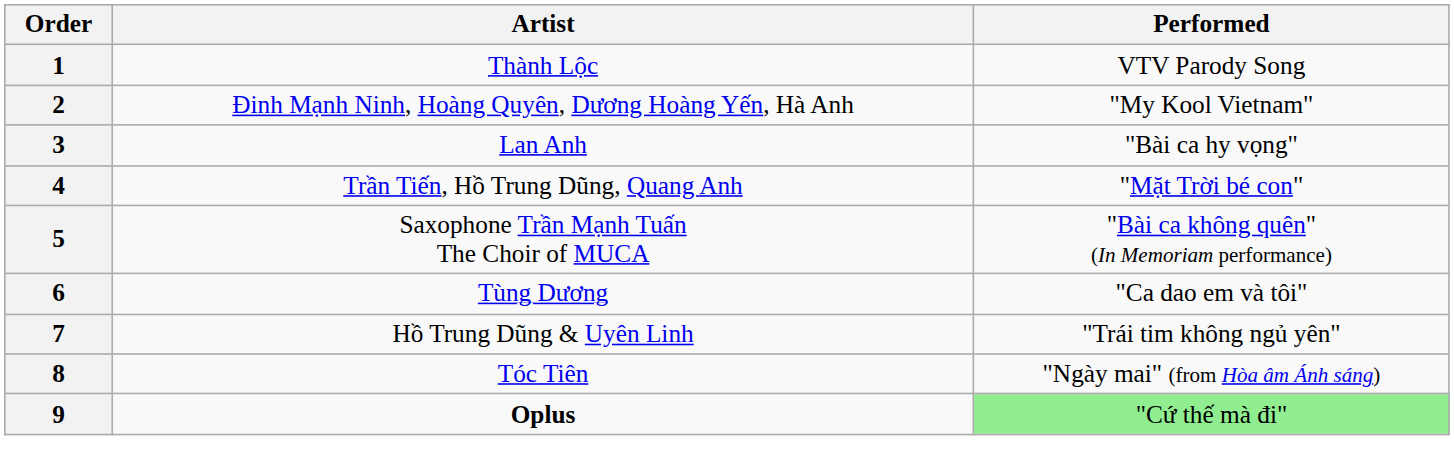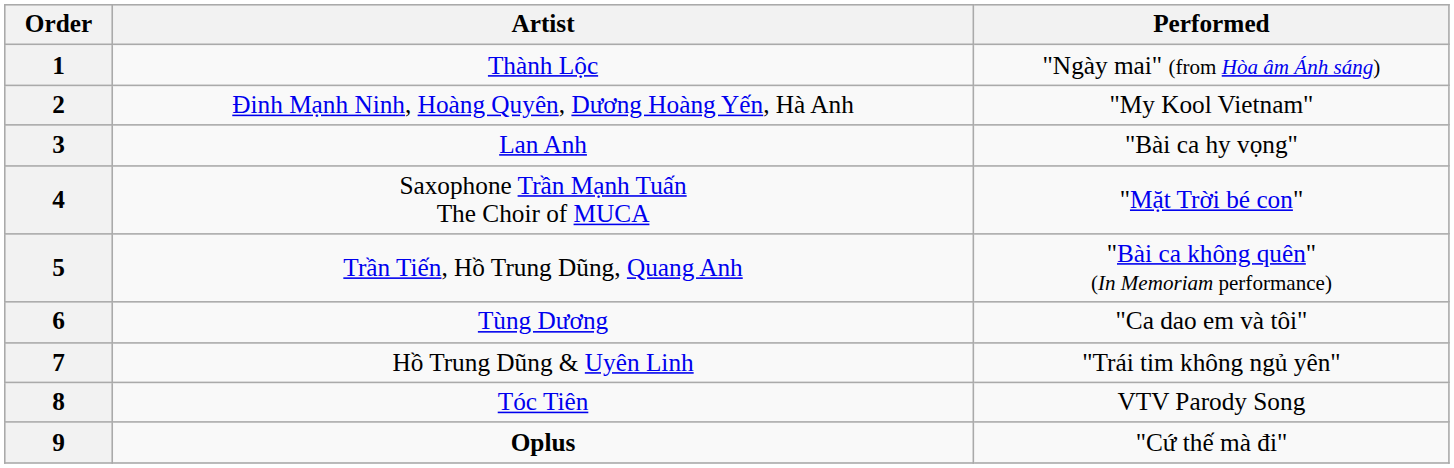(1211, 64) VTV Parody Song -> (1211, 64) "Ngày mai" (from Hòa âm Ánh sáng)
(543, 184) Trần Tiến, Hồ Trung Dũng, Quang Anh -> (543, 199) Saxophone Trần Mạnh Tuấn The Choir of MUCA
(543, 239) Saxophone Trần Mạnh Tuấn The Choir of MUCA -> (543, 267) Trần Tiến, Hồ Trung Dũng, Quang Anh
(1211, 373) "Ngày mai" (from Hòa âm Ánh sáng) -> (1211, 402) VTV Parody Song
(1211, 413) lightgreen background -> (1211, 442) no background
